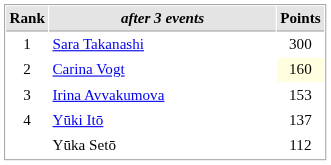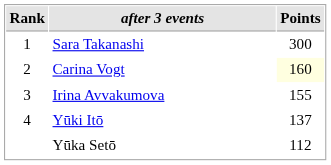(300, 95) 153 -> (300, 95) 155
